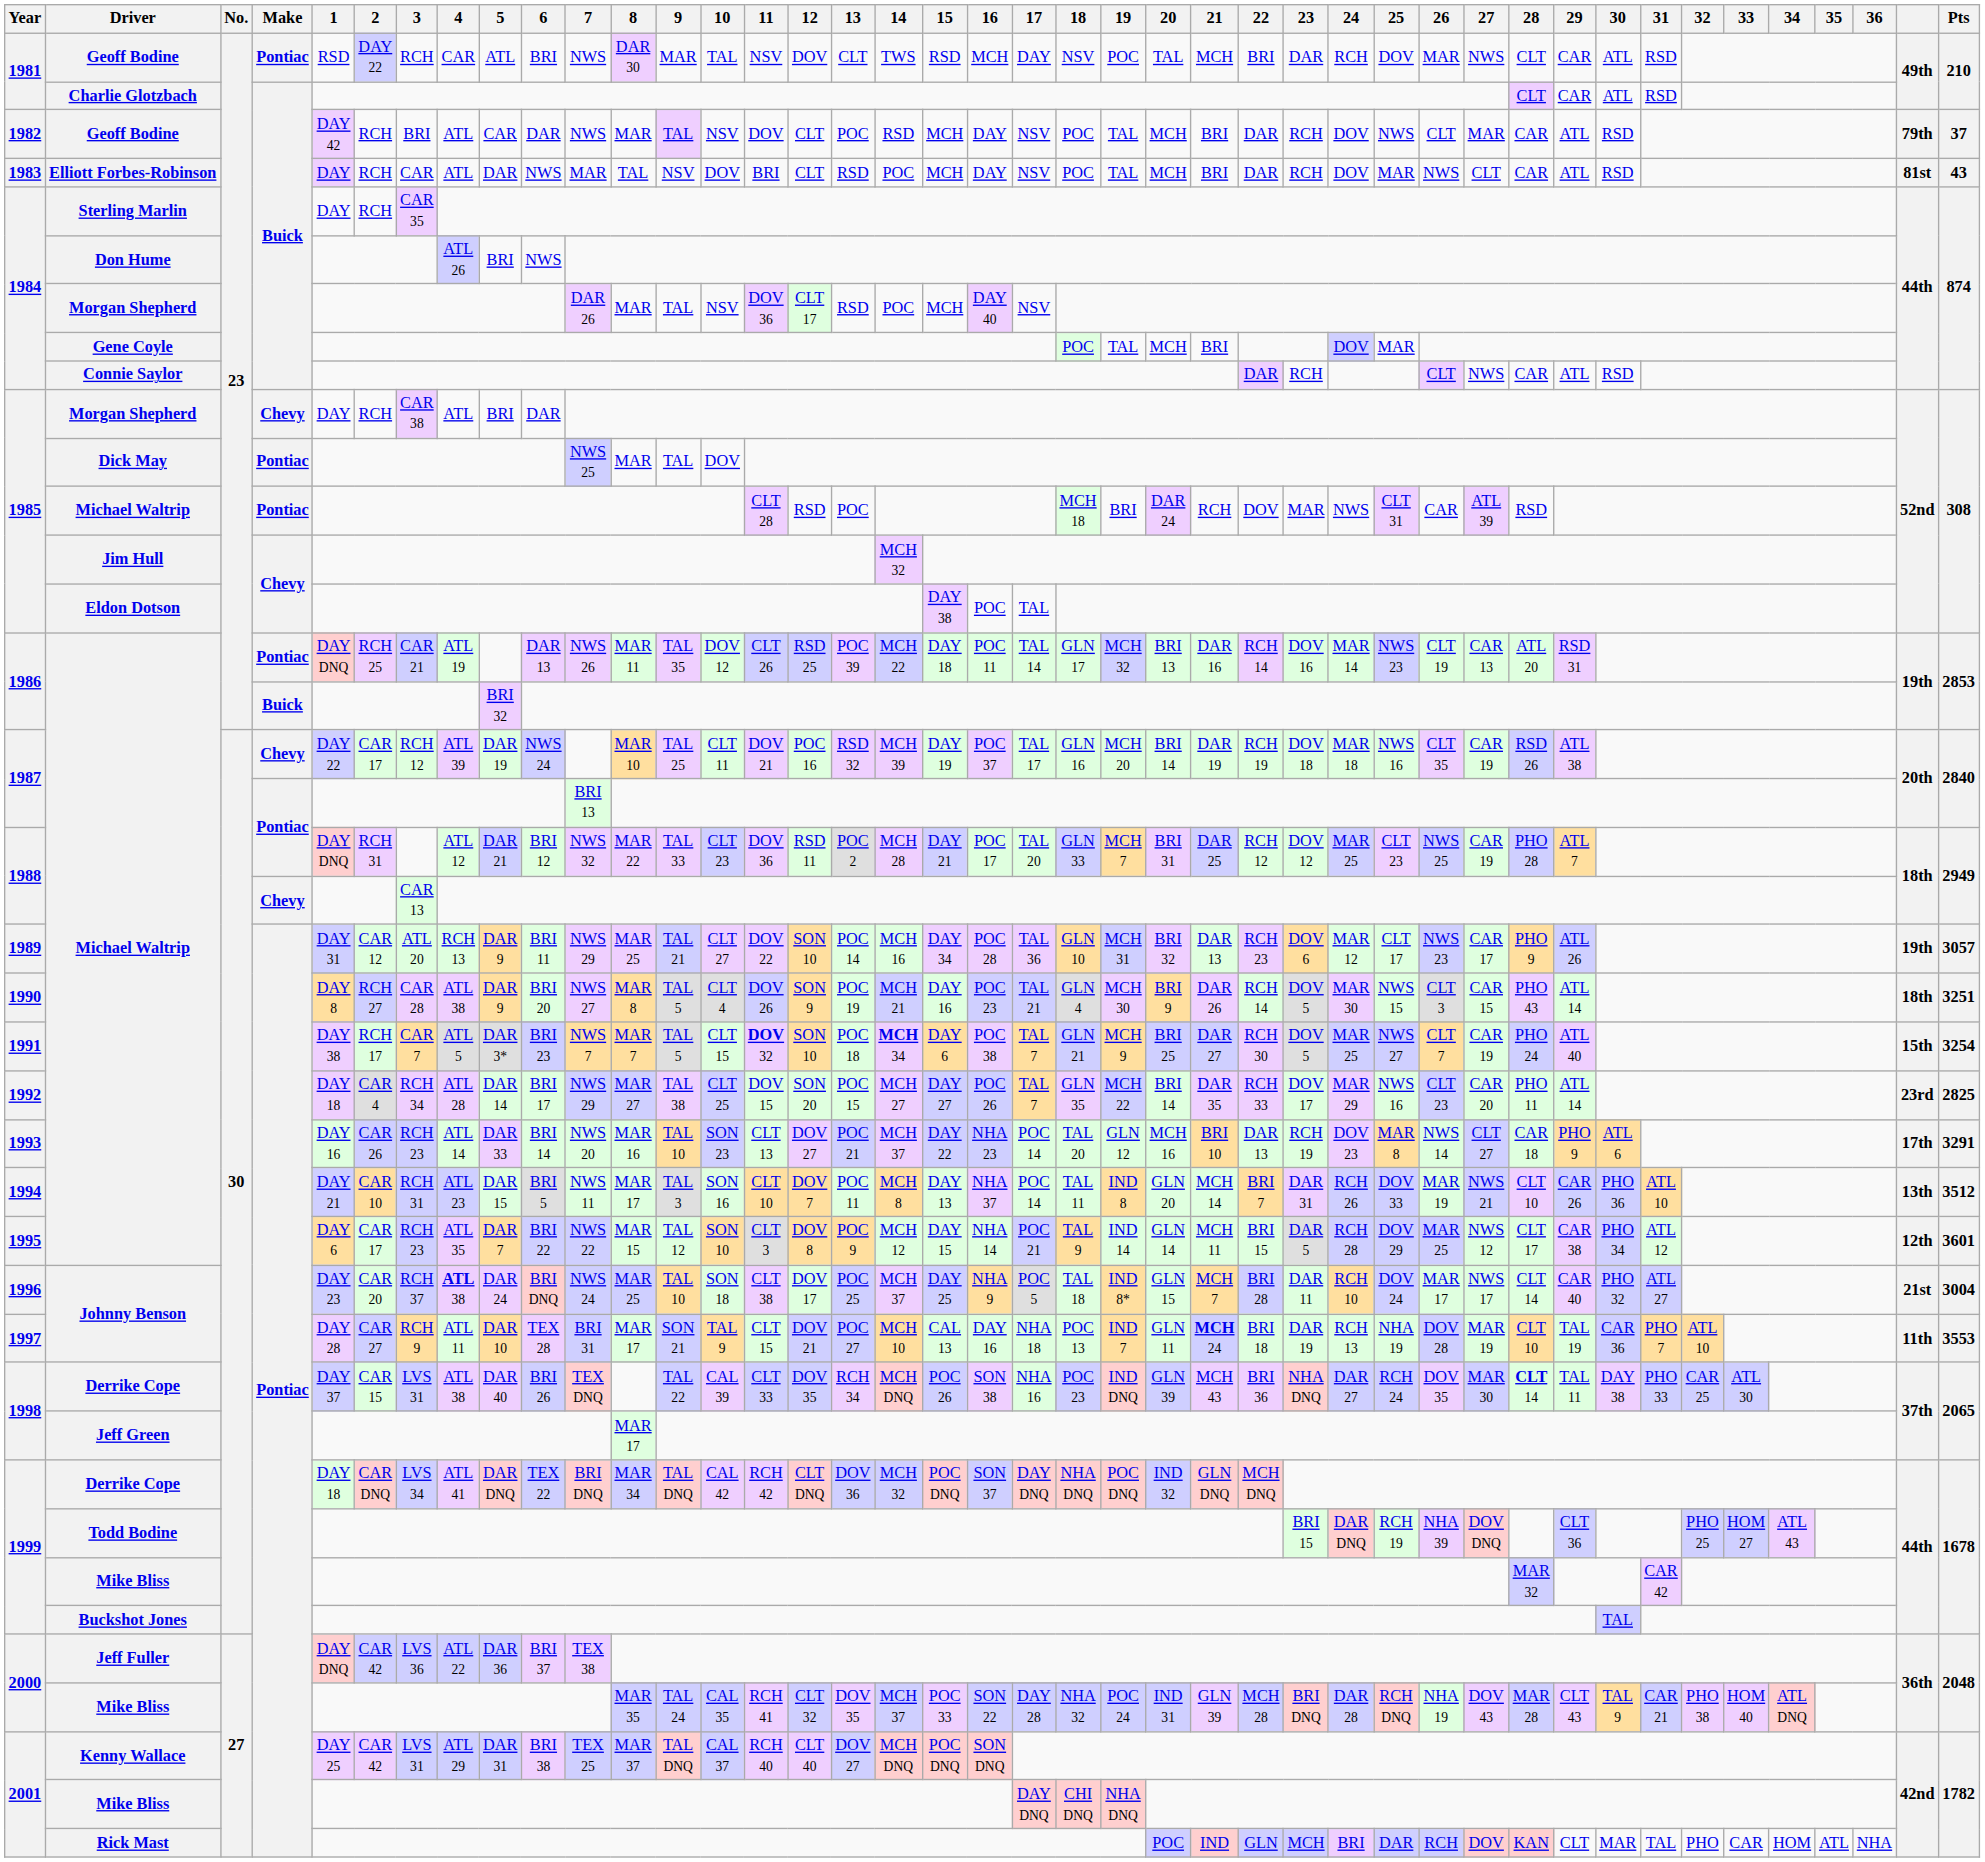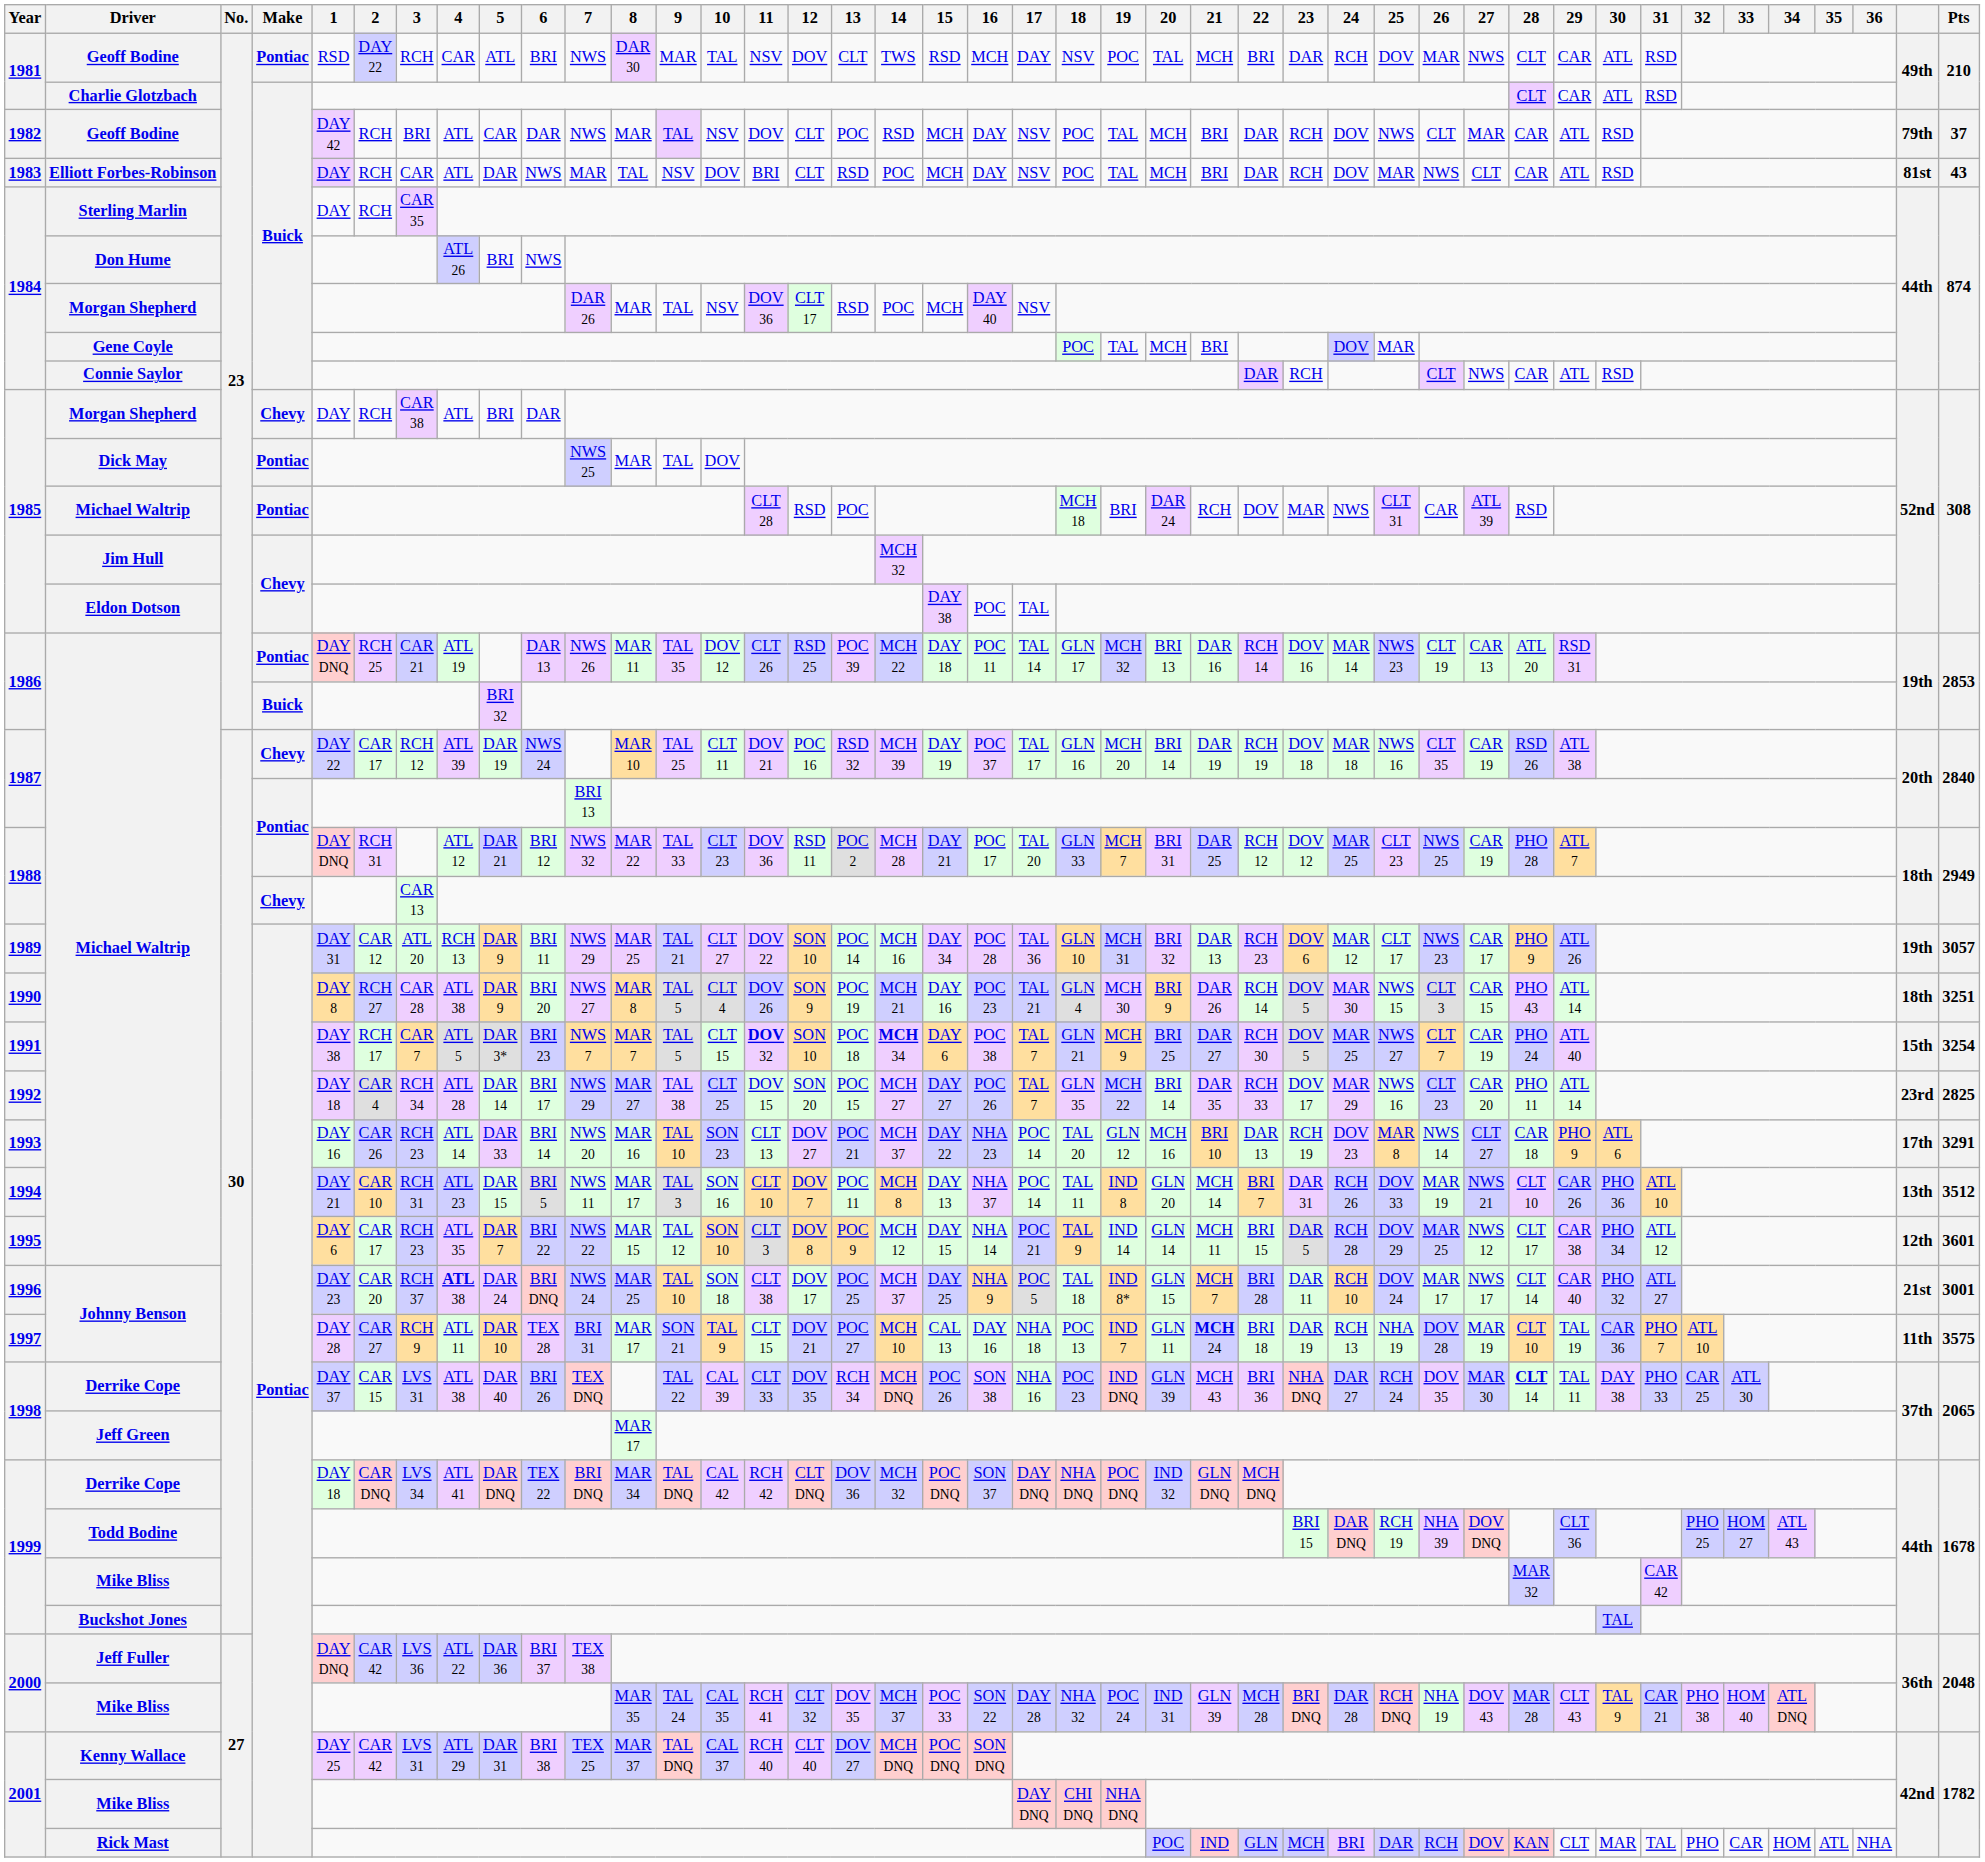(1959, 1289) 3004 -> (1959, 1289) 3001
(1959, 1338) 3553 -> (1959, 1338) 3575
